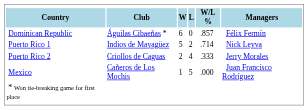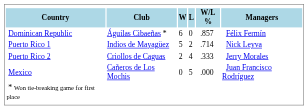(181, 72) 1 -> (181, 72) 0
